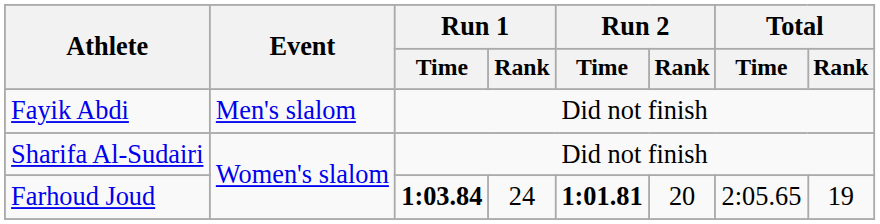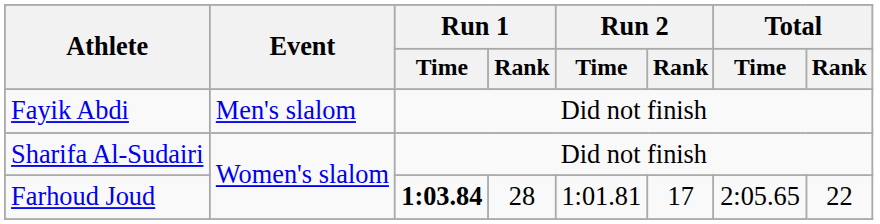(522, 197) 24 -> (522, 197) 28
(602, 197) bold -> (601, 197) normal
(682, 197) 20 -> (681, 197) 17
(841, 197) 19 -> (839, 197) 22
